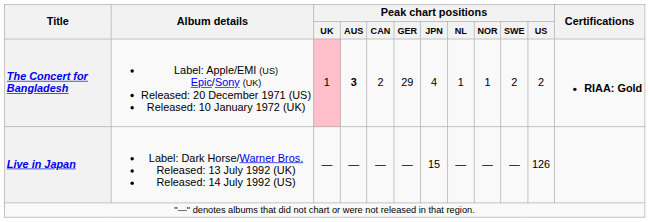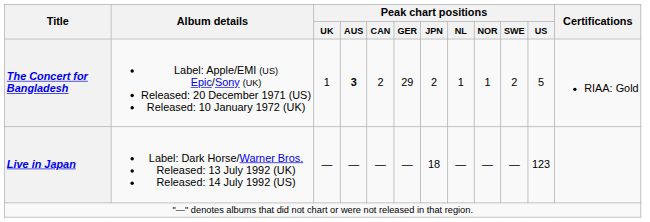(327, 82) pink background -> (327, 82) no background
(434, 82) 4 -> (434, 82) 2
(541, 82) 2 -> (541, 82) 5
(600, 89) bold -> (598, 89) normal
(434, 164) 15 -> (434, 164) 18
(541, 164) 126 -> (541, 164) 123
